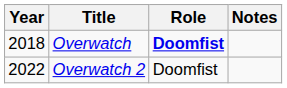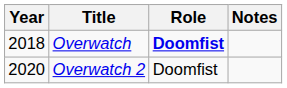(27, 69) 2022 -> (27, 69) 2020
